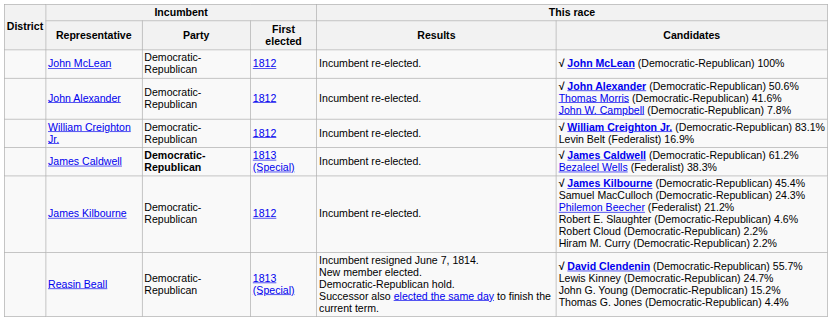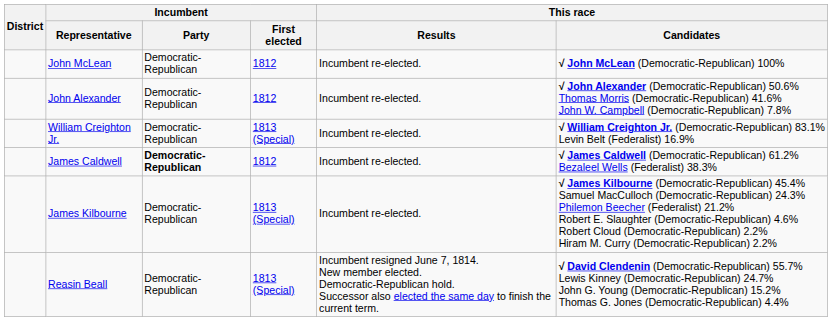(265, 133) 1812 -> (274, 133) 1813 (Special)
(274, 161) 1813 (Special) -> (265, 161) 1812
(265, 214) 1812 -> (274, 214) 1813 (Special)
